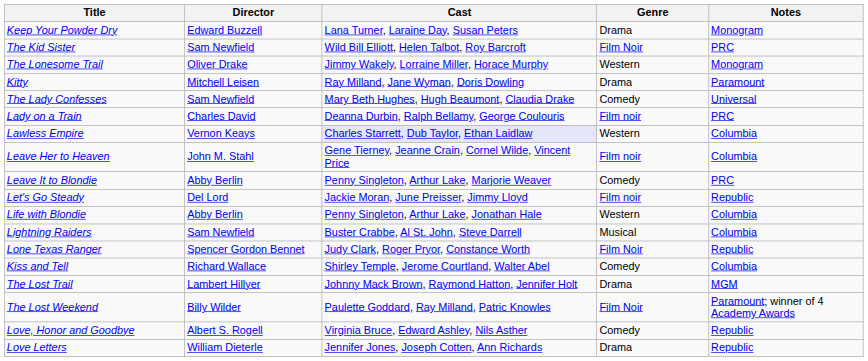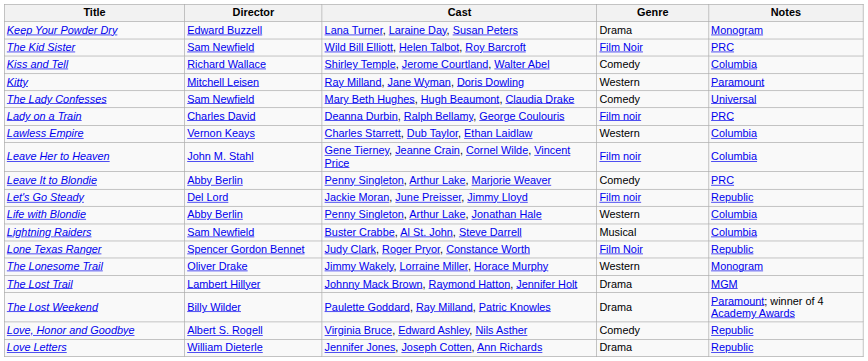rows swapped: (37, 266) <-> (55, 64)
(616, 82) Drama -> (620, 82) Western
(429, 133) lavender background -> (429, 133) no background
(621, 307) Film Noir -> (616, 307) Drama
